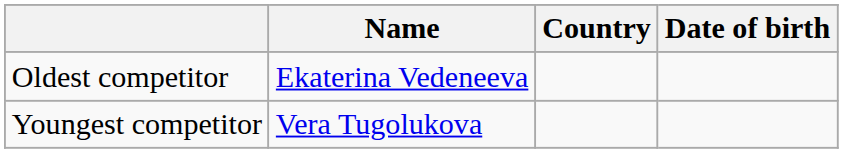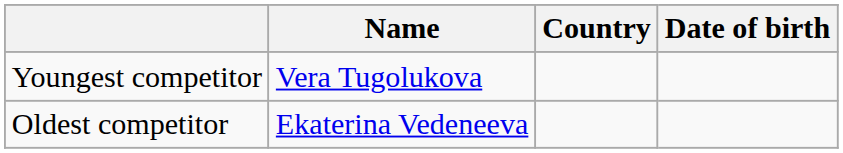rows swapped: (137, 123) <-> (120, 76)
